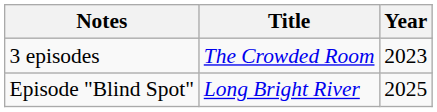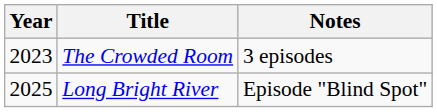columns swapped: (406, 21) <-> (102, 21)
